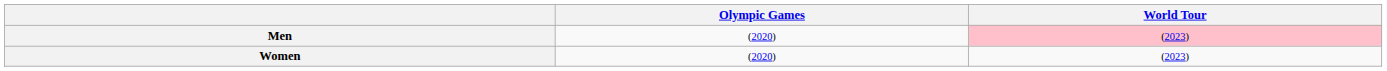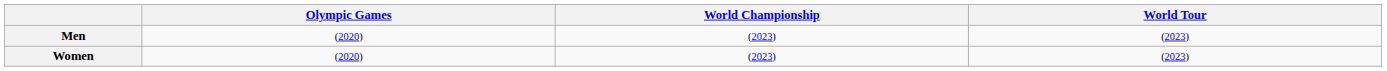+ column: (762, 15)
(1175, 36) pink background -> (1175, 36) no background
